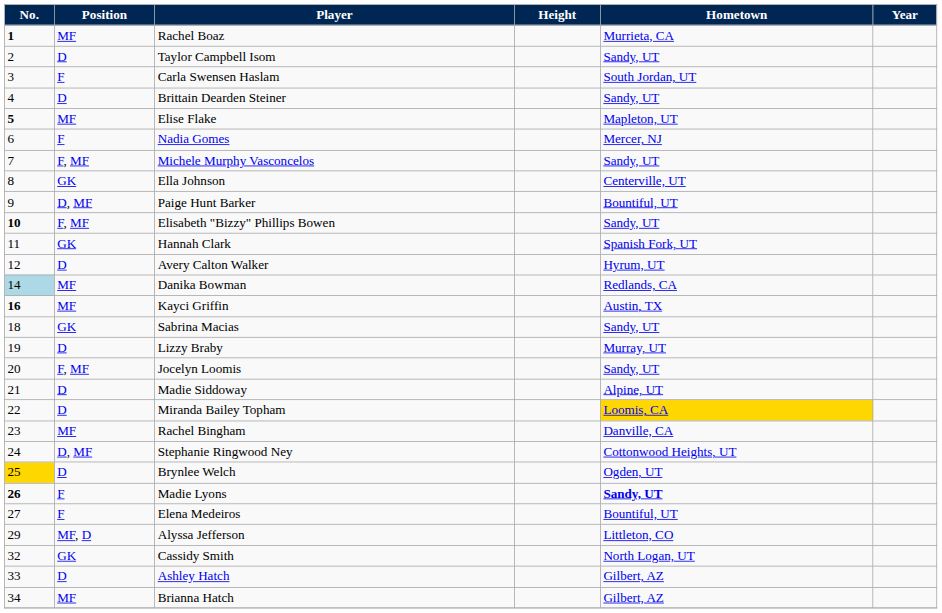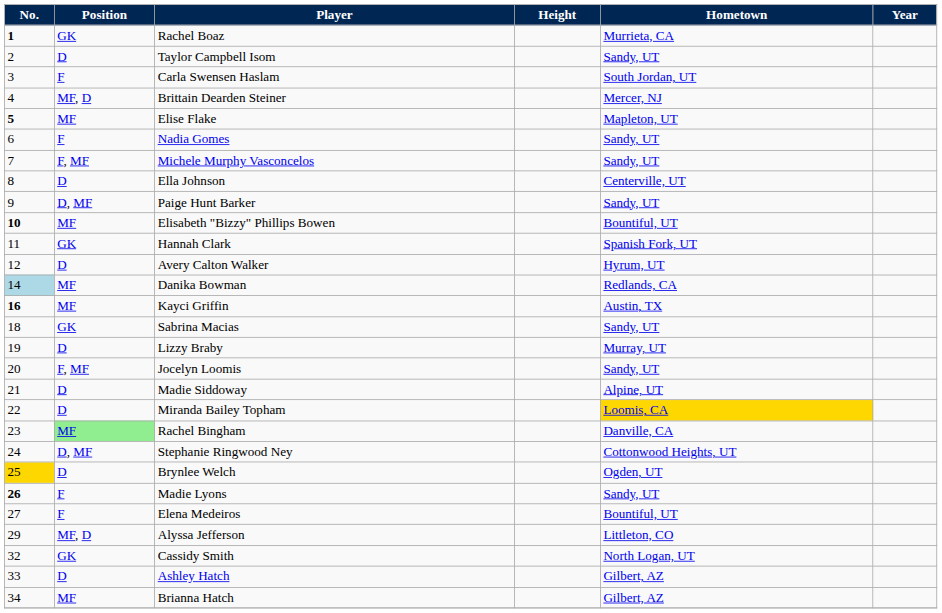(67, 35) MF -> (67, 35) GK
(62, 98) D -> (74, 98) MF, D
(631, 98) Sandy, UT -> (633, 98) Mercer, NJ
(633, 139) Mercer, NJ -> (631, 139) Sandy, UT
(67, 181) GK -> (62, 181) D
(641, 202) Bountiful, UT -> (631, 202) Sandy, UT
(73, 222) F, MF -> (67, 222) MF
(631, 222) Sandy, UT -> (641, 222) Bountiful, UT
(67, 431) no background -> (67, 431) lightgreen background
(633, 493) bold -> (631, 493) normal
